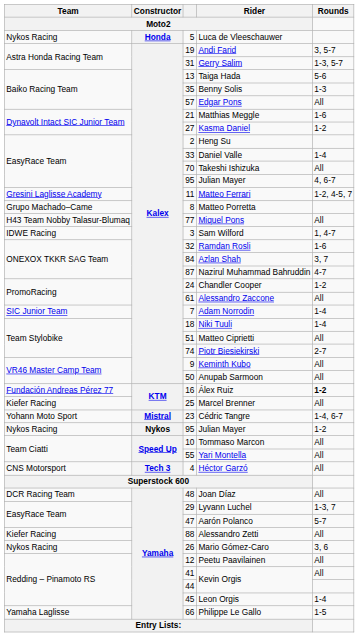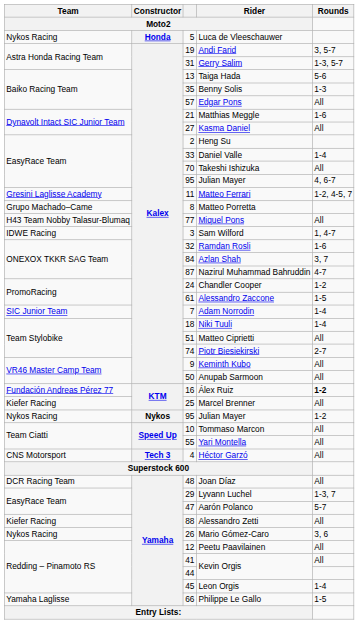(320, 128) 1-2 -> (319, 128) All
(319, 298) All -> (320, 298) 1-5
- row: (190, 416)
